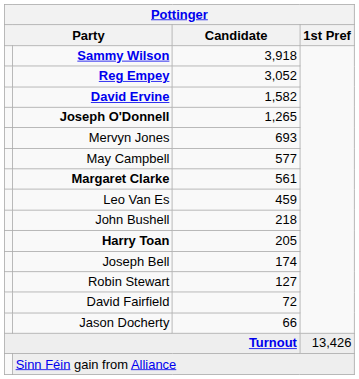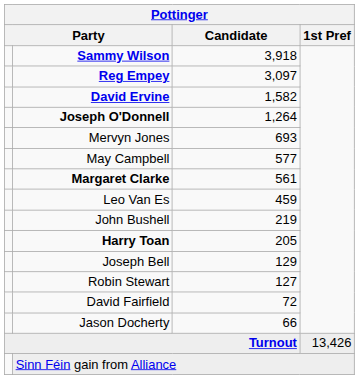(281, 76) 3,052 -> (281, 76) 3,097
(281, 117) 1,265 -> (281, 117) 1,264
(286, 220) 218 -> (286, 220) 219
(286, 261) 174 -> (286, 261) 129
